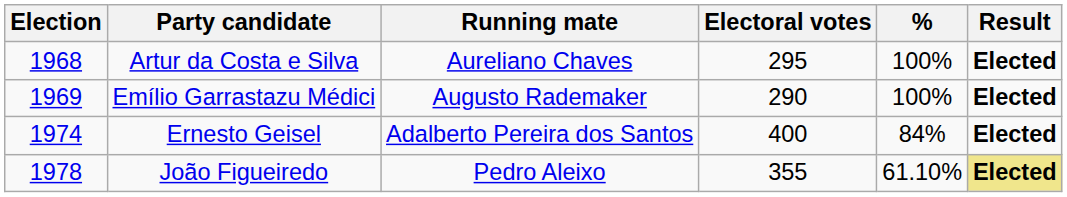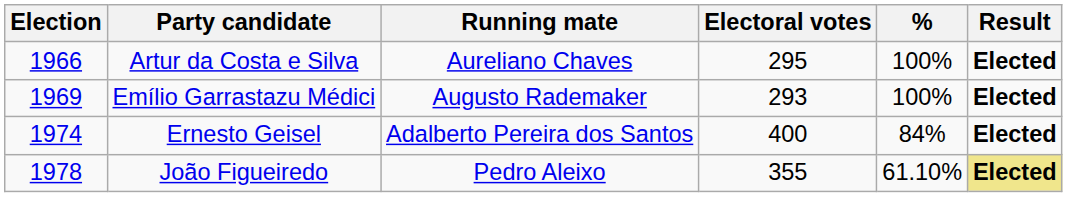(56, 60) 1968 -> (56, 60) 1966
(788, 97) 290 -> (788, 97) 293
